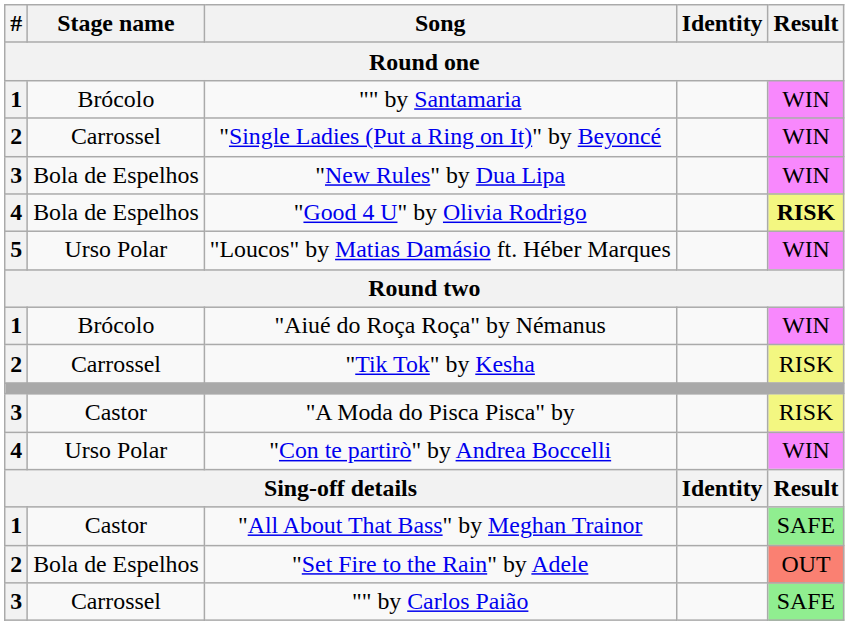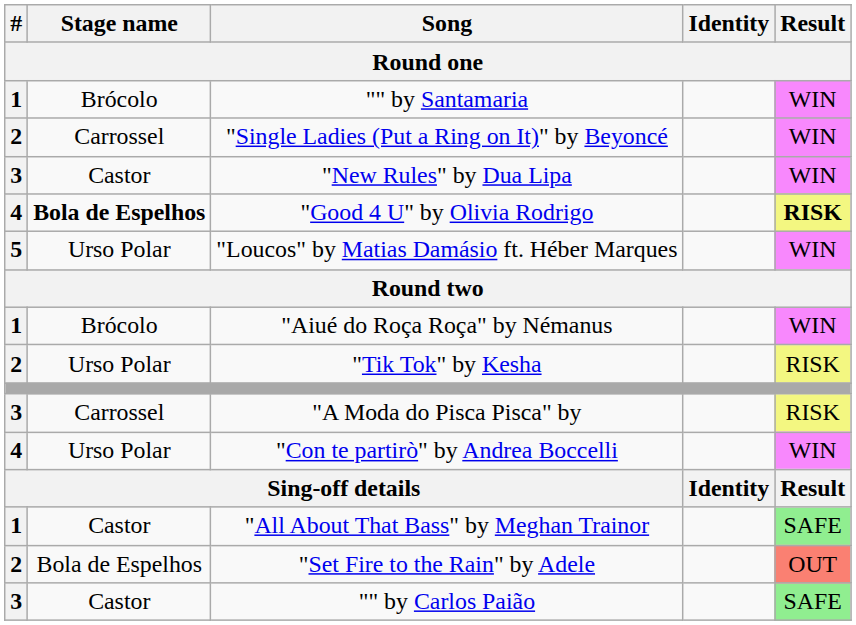(116, 174) Bola de Espelhos -> (119, 174) Castor
(116, 212) normal -> (119, 212) bold
(116, 363) Carrossel -> (119, 363) Urso Polar
(116, 412) Castor -> (119, 412) Carrossel
(116, 601) Carrossel -> (119, 601) Castor
